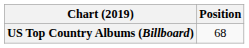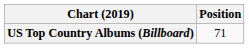(220, 33) 68 -> (220, 33) 71
